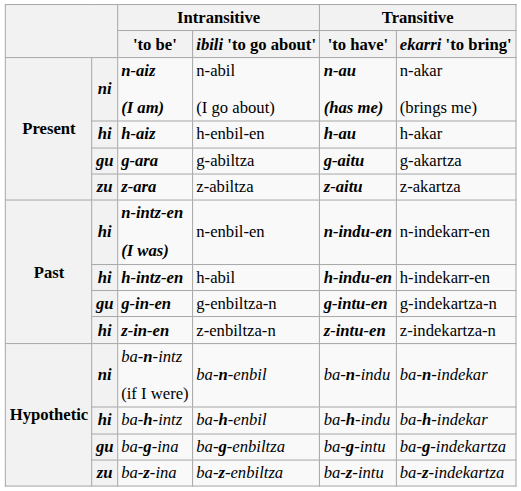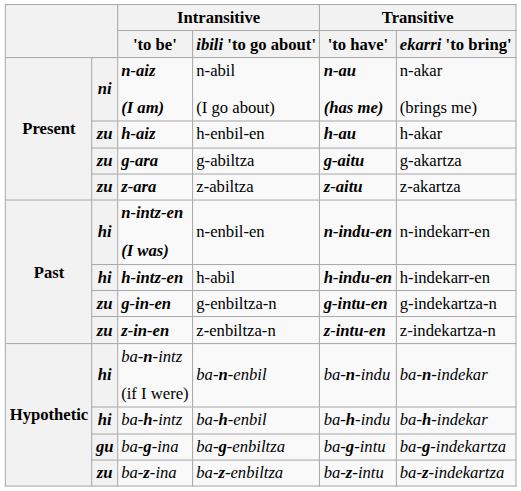(105, 134) hi -> (105, 134) zu
(105, 160) gu -> (105, 160) zu
(105, 303) gu -> (105, 303) zu
(105, 330) hi -> (105, 330) zu
(105, 375) ni -> (105, 375) hi
